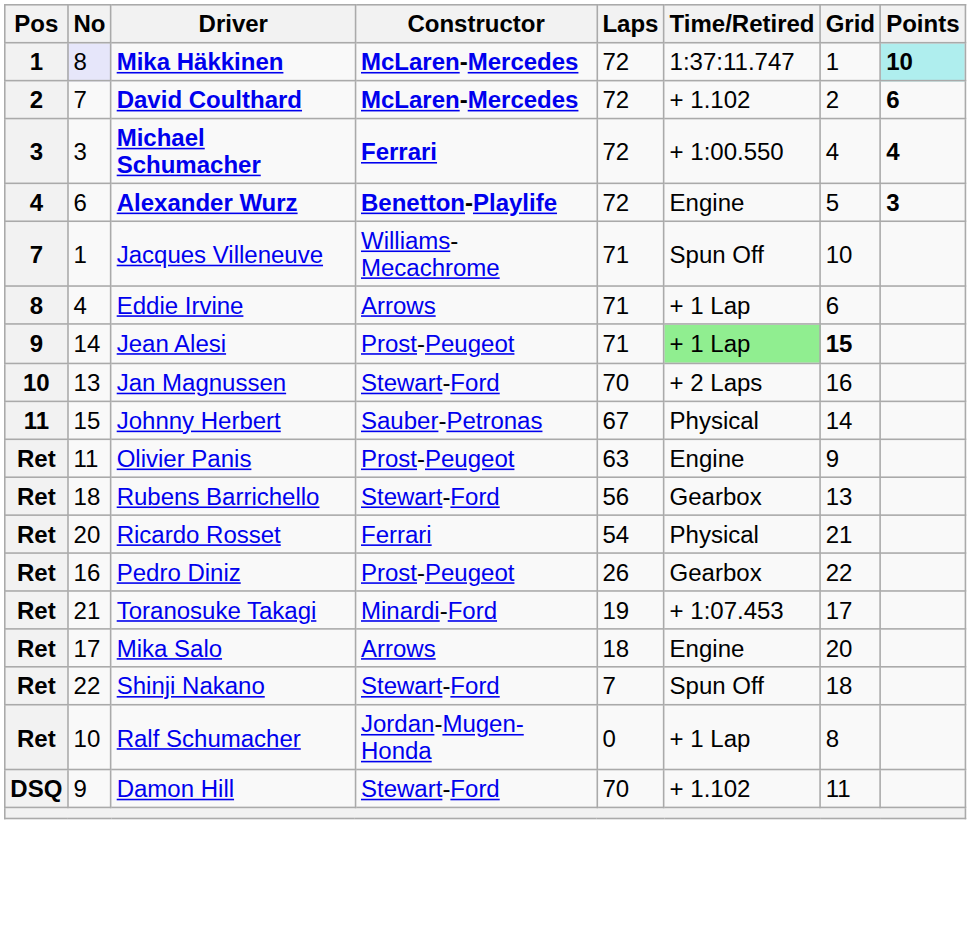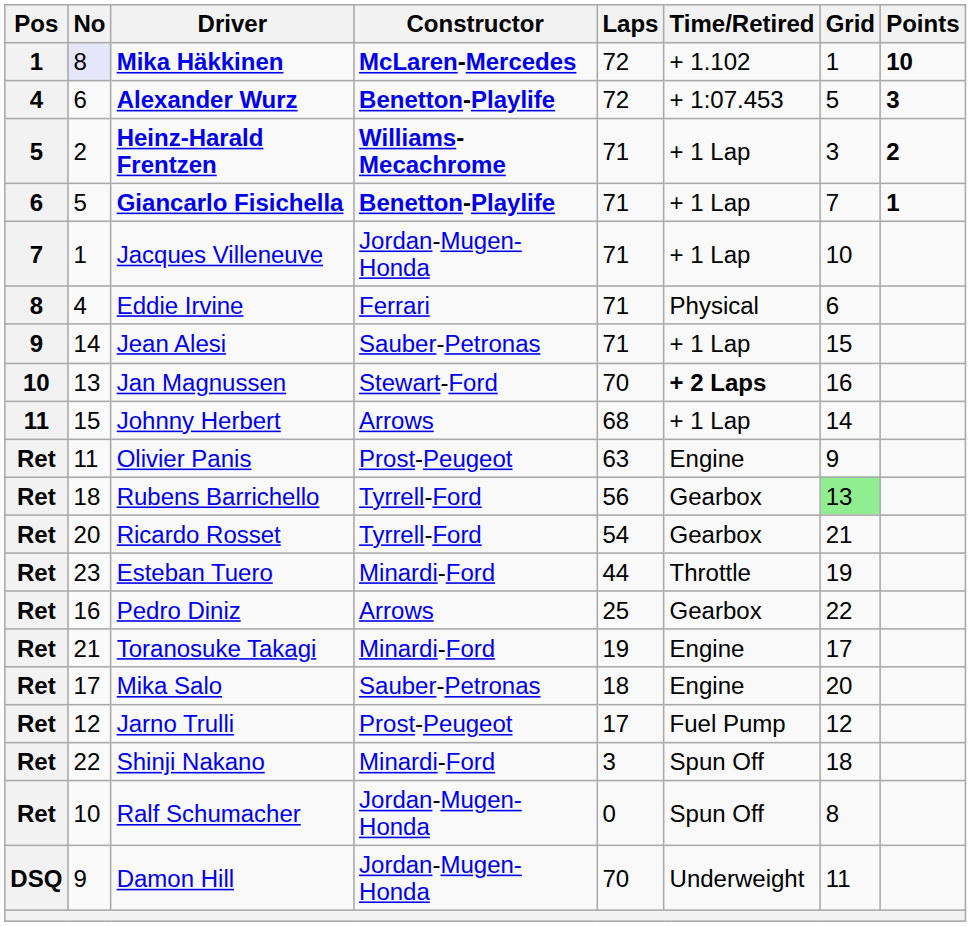(732, 62) 1:37:11.747 -> (710, 62) + 1.102
(900, 62) paleturquoise background -> (900, 62) no background
- row: (209, 100)
- row: (189, 151)
(707, 203) Engine -> (727, 100) + 1:07.453
+ row: (190, 151)
+ row: (230, 203)
(430, 254) Williams-Mecachrome -> (440, 254) Jordan-Mugen-Honda
(717, 254) Spun Off -> (710, 254) + 1 Lap
(398, 306) Arrows -> (394, 306) Ferrari
(710, 306) + 1 Lap -> (714, 306) Physical
(438, 344) Prost-Peugeot -> (450, 344) Sauber-Petronas
(710, 344) lightgreen background -> (710, 344) no background
(839, 344) bold -> (839, 344) normal
(716, 382) normal -> (718, 382) bold
(452, 420) Sauber-Petronas -> (396, 420) Arrows
(616, 420) 67 -> (616, 420) 68
(714, 420) Physical -> (710, 420) + 1 Lap
(430, 496) Stewart-Ford -> (420, 496) Tyrrell-Ford
(839, 496) no background -> (839, 496) lightgreen background
(396, 534) Ferrari -> (420, 534) Tyrrell-Ford
(714, 534) Physical -> (716, 534) Gearbox
+ row: (195, 572)
(438, 572) Prost-Peugeot -> (396, 610) Arrows
(616, 572) 26 -> (616, 610) 25
(727, 610) + 1:07.453 -> (707, 648) Engine
(398, 648) Arrows -> (450, 686) Sauber-Petronas
+ row: (175, 724)
(430, 686) Stewart-Ford -> (427, 762) Minardi-Ford
(609, 686) 7 -> (609, 762) 3
(710, 737) + 1 Lap -> (717, 813) Spun Off
(430, 789) Stewart-Ford -> (440, 878) Jordan-Mugen-Honda
(710, 789) + 1.102 -> (737, 878) Underweight
